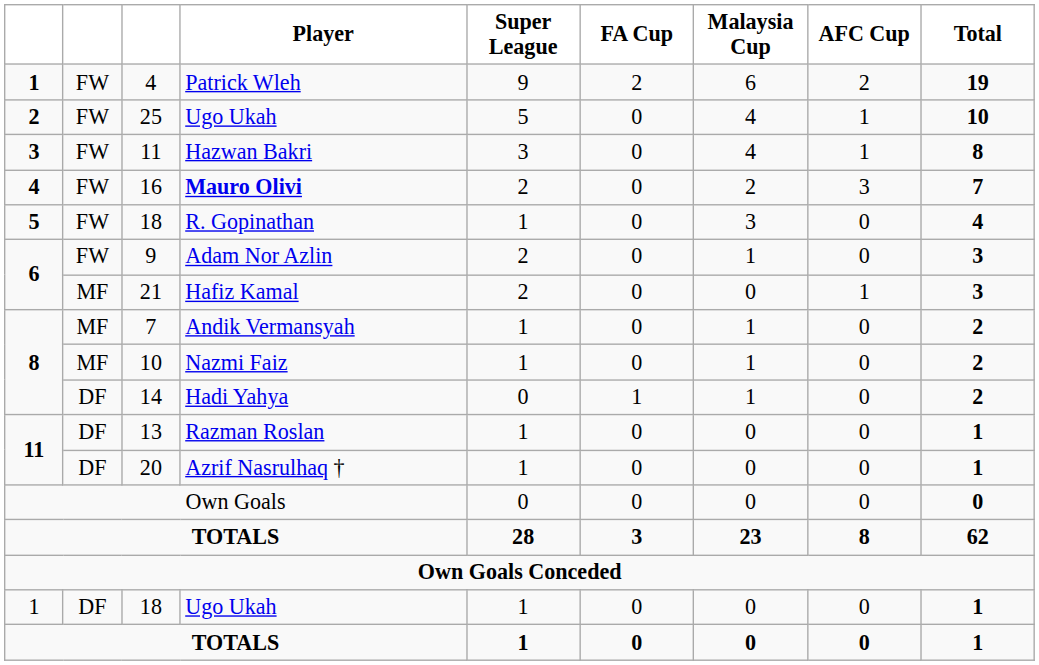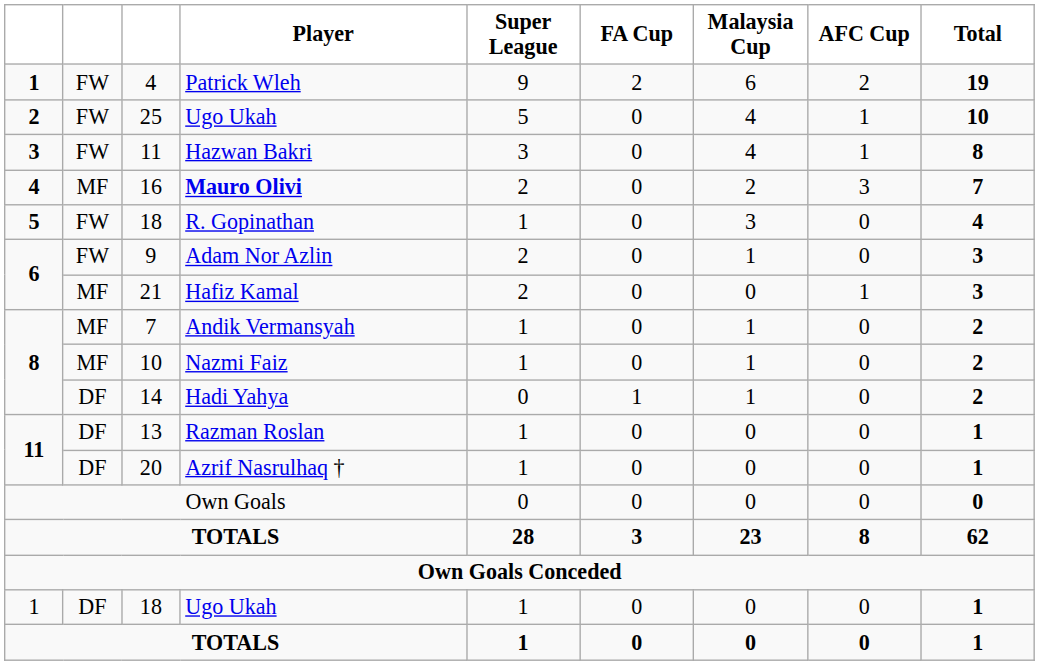(92, 186) FW -> (92, 186) MF
